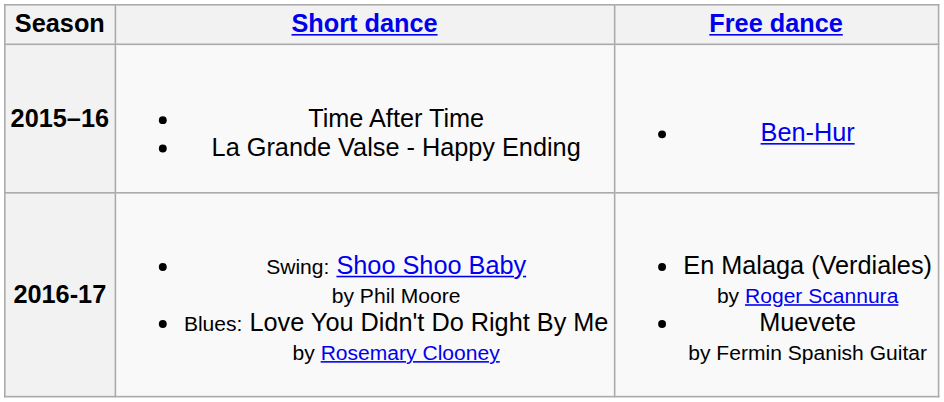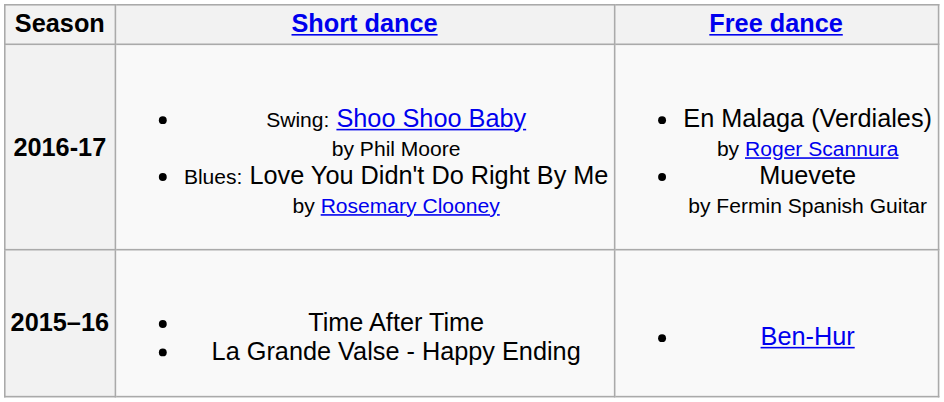rows swapped: (60, 294) <-> (60, 118)
